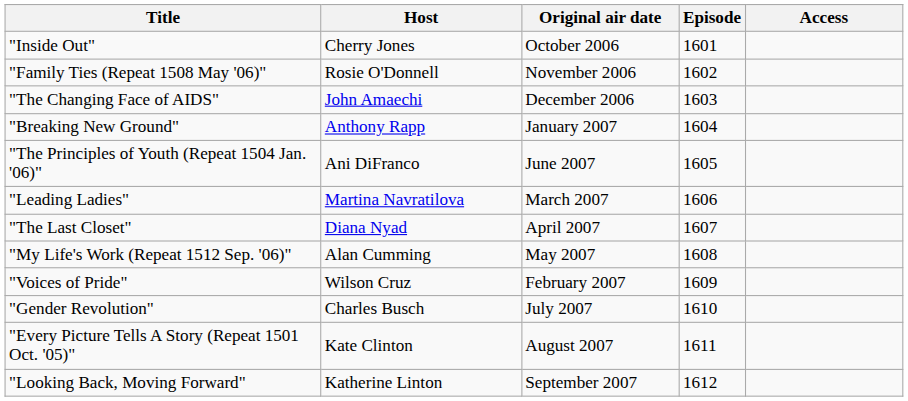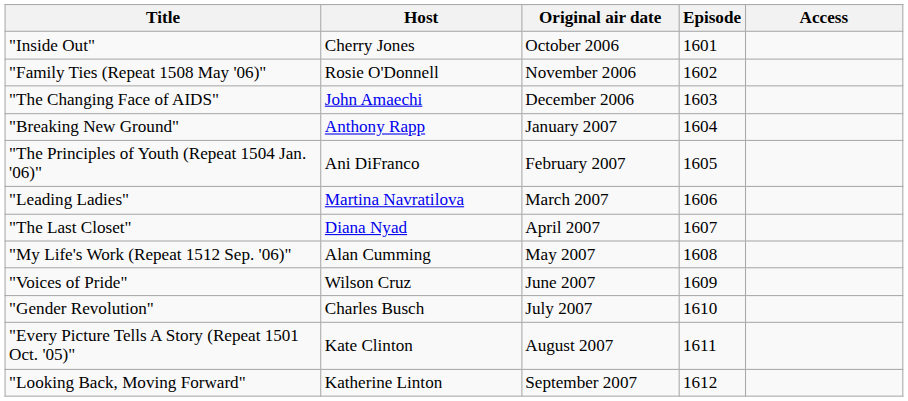(560, 163) June 2007 -> (575, 163) February 2007
(575, 281) February 2007 -> (560, 281) June 2007
